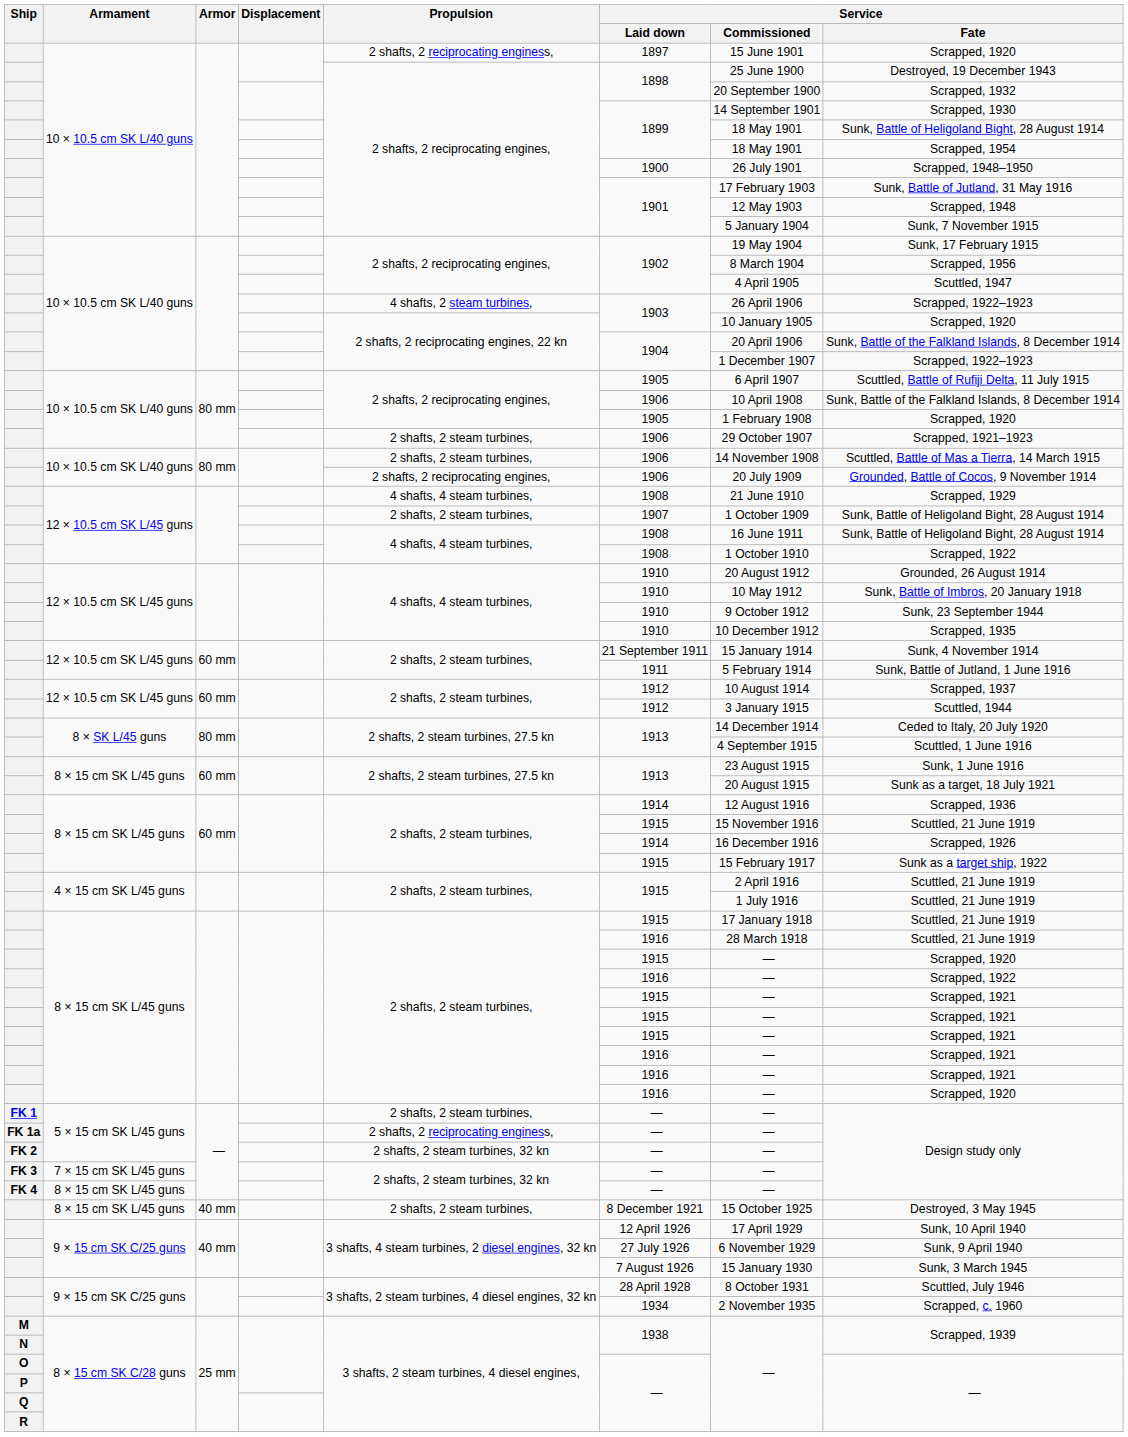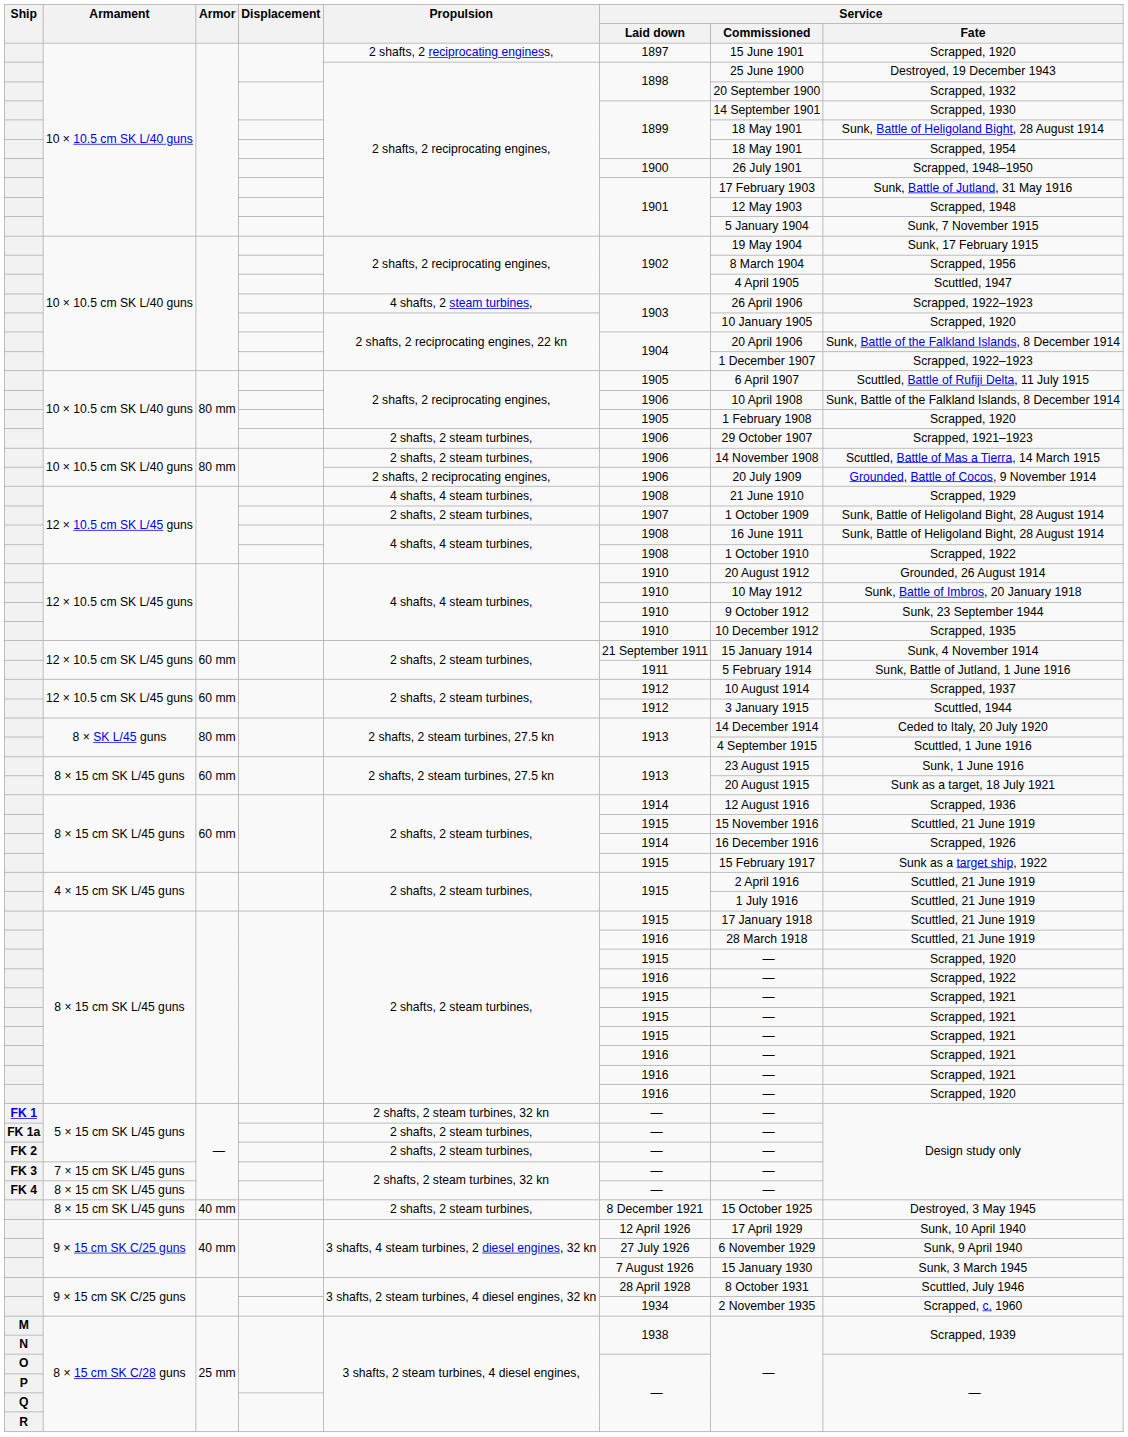(461, 1113) 2 shafts, 2 steam turbines, -> (461, 1113) 2 shafts, 2 steam turbines, 32 kn
(461, 1132) 2 shafts, 2 reciprocating enginess, -> (461, 1132) 2 shafts, 2 steam turbines,
(461, 1151) 2 shafts, 2 steam turbines, 32 kn -> (461, 1151) 2 shafts, 2 steam turbines,
